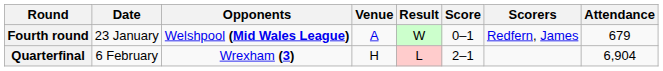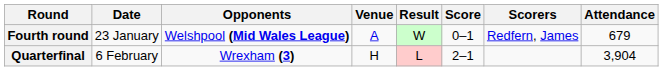(620, 55) 6,904 -> (620, 55) 3,904
